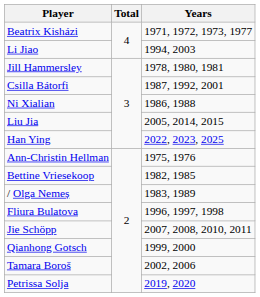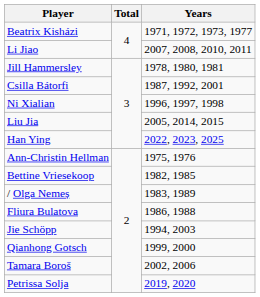(170, 49) 1994, 2003 -> (198, 49) 2007, 2008, 2010, 2011
(170, 103) 1986, 1988 -> (184, 103) 1996, 1997, 1998
(184, 211) 1996, 1997, 1998 -> (170, 211) 1986, 1988
(198, 229) 2007, 2008, 2010, 2011 -> (170, 229) 1994, 2003
